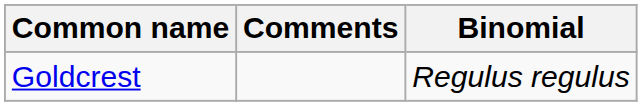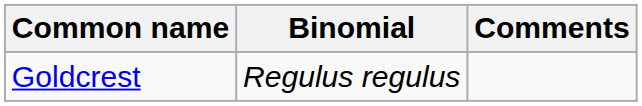columns swapped: (521, 28) <-> (321, 28)
